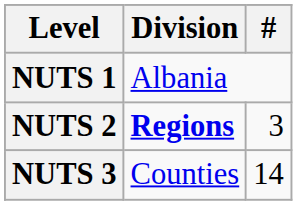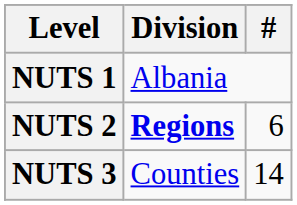(276, 125) 3 -> (276, 125) 6
